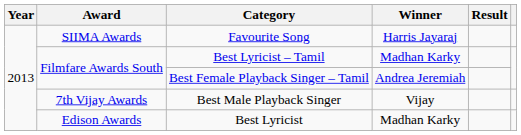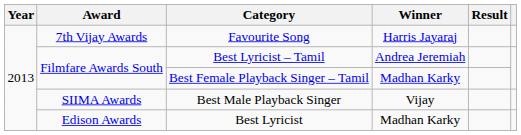(102, 36) SIIMA Awards -> (102, 36) 7th Vijay Awards
(420, 57) Madhan Karky -> (420, 57) Andrea Jeremiah
(420, 78) Andrea Jeremiah -> (420, 78) Madhan Karky
(102, 99) 7th Vijay Awards -> (102, 99) SIIMA Awards
